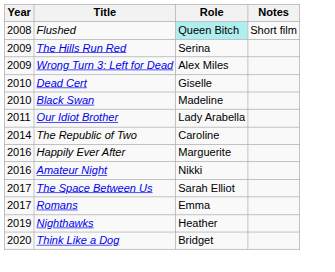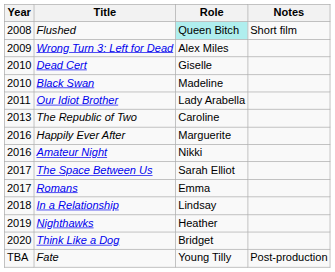- row: (81, 48)
(19, 135) 2014 -> (19, 118) 2013
+ row: (78, 205)
+ row: (48, 258)
